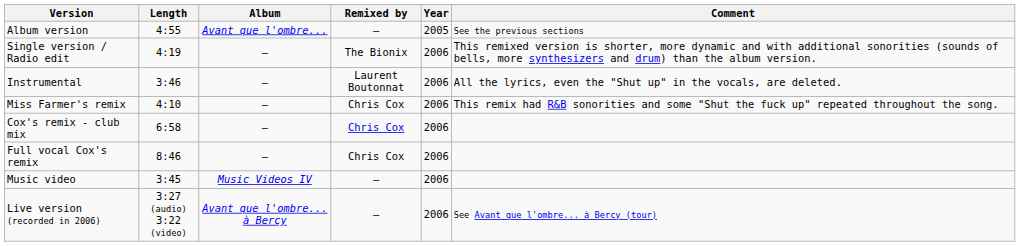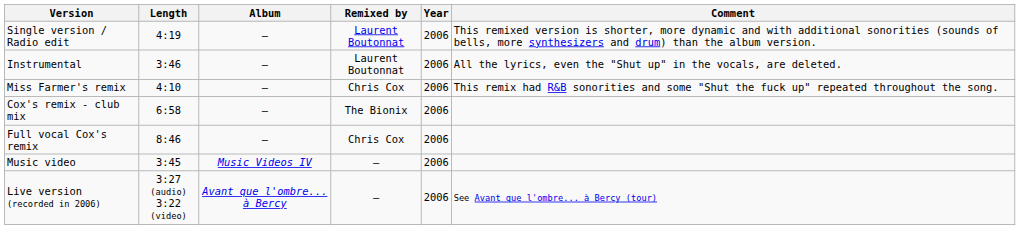- row: (48, 30)
(376, 53) The Bionix -> (376, 36) Laurent Boutonnat
(376, 128) Chris Cox -> (376, 111) The Bionix
